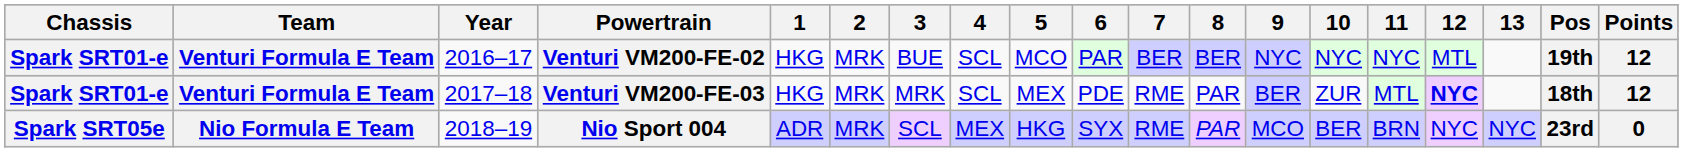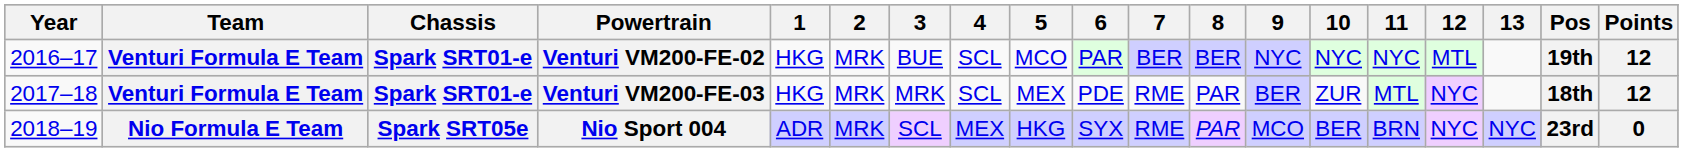columns swapped: (488, 22) <-> (89, 22)
(1454, 93) bold -> (1454, 93) normal
